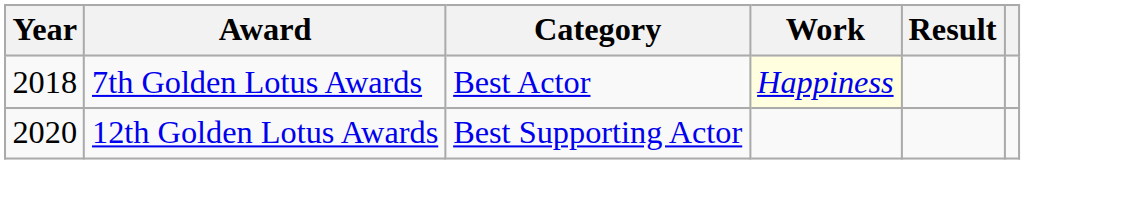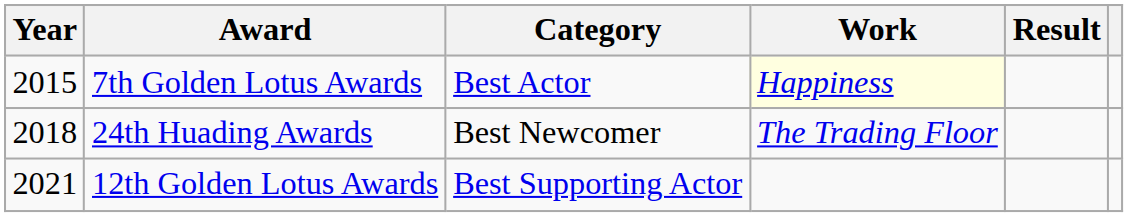(45, 81) 2018 -> (45, 81) 2015
+ row: (232, 132)
(45, 132) 2020 -> (45, 183) 2021
